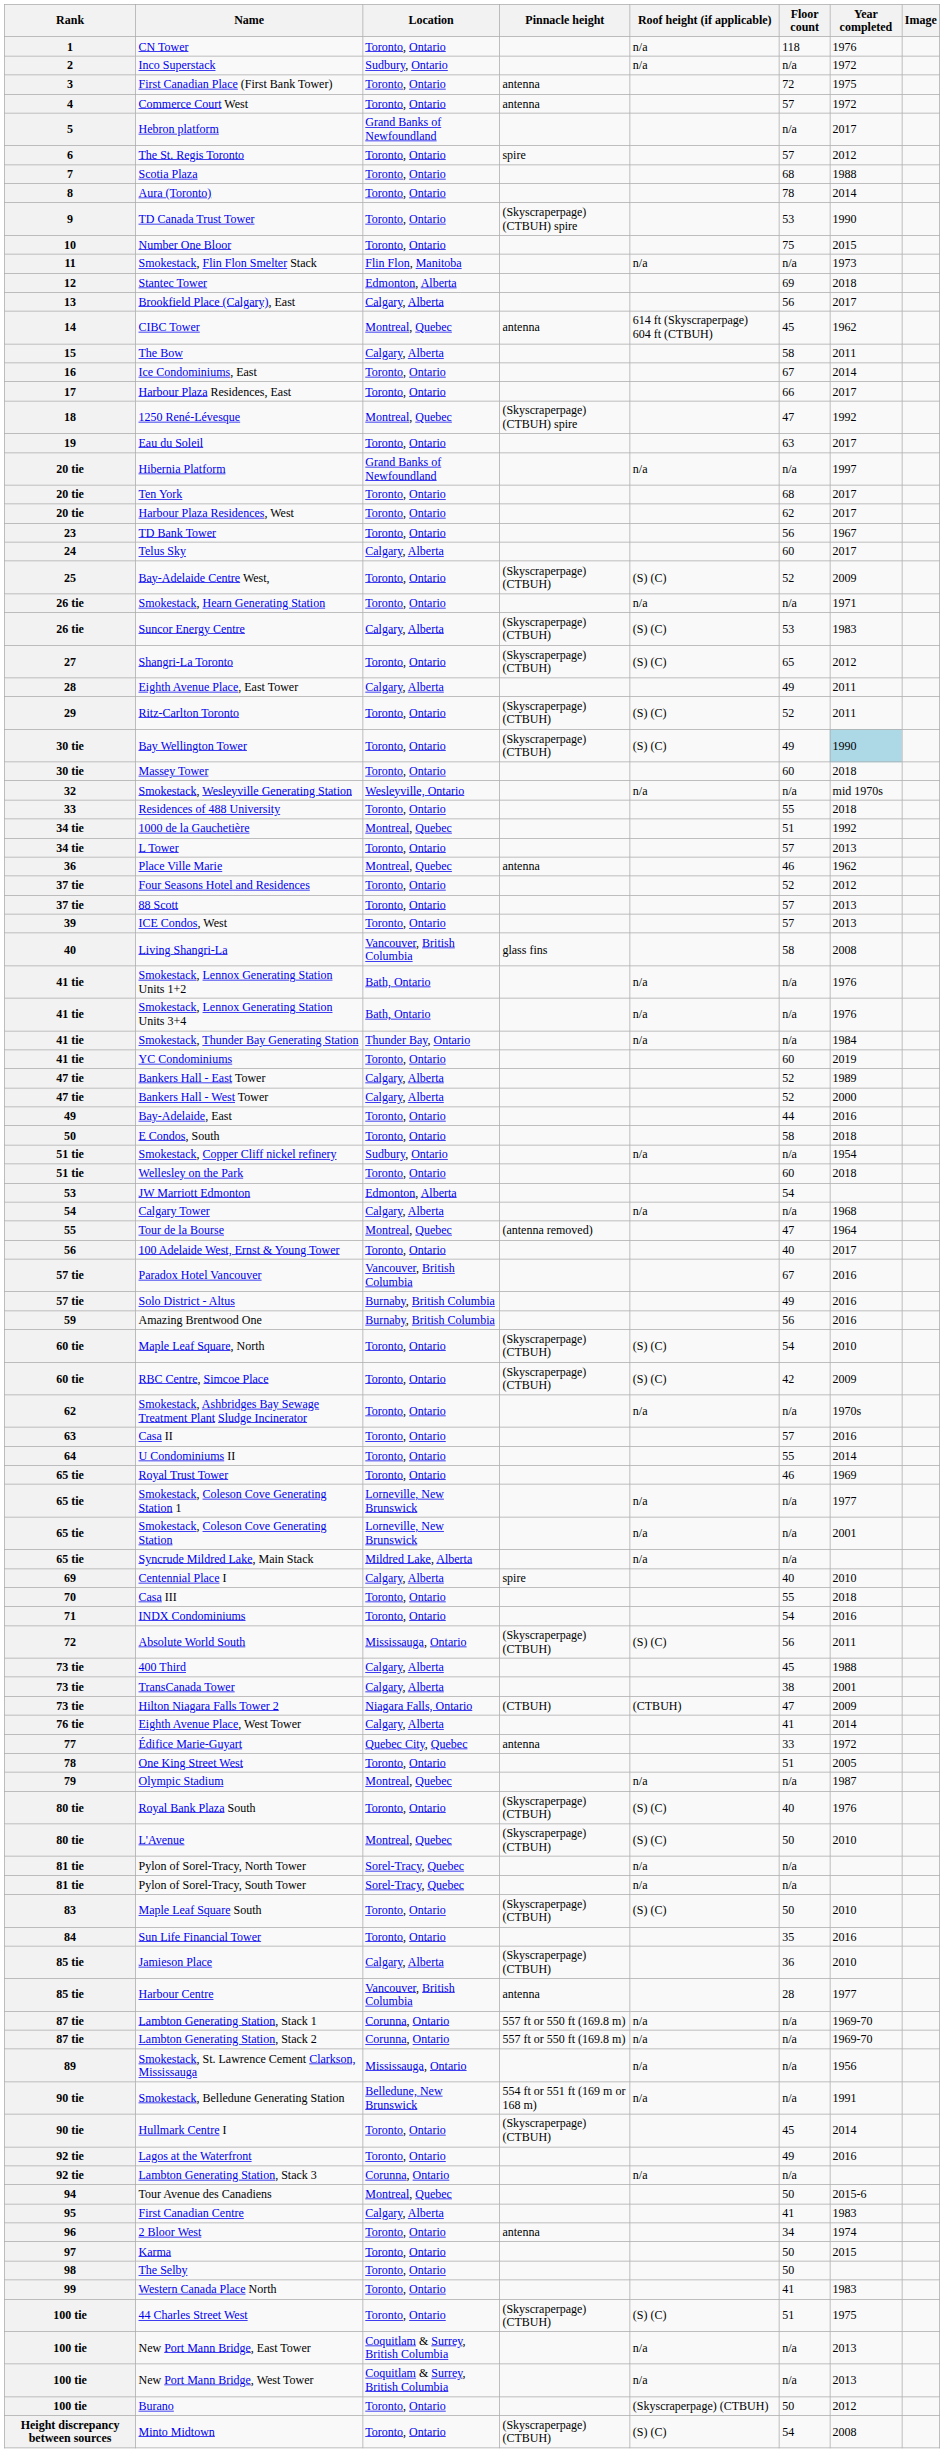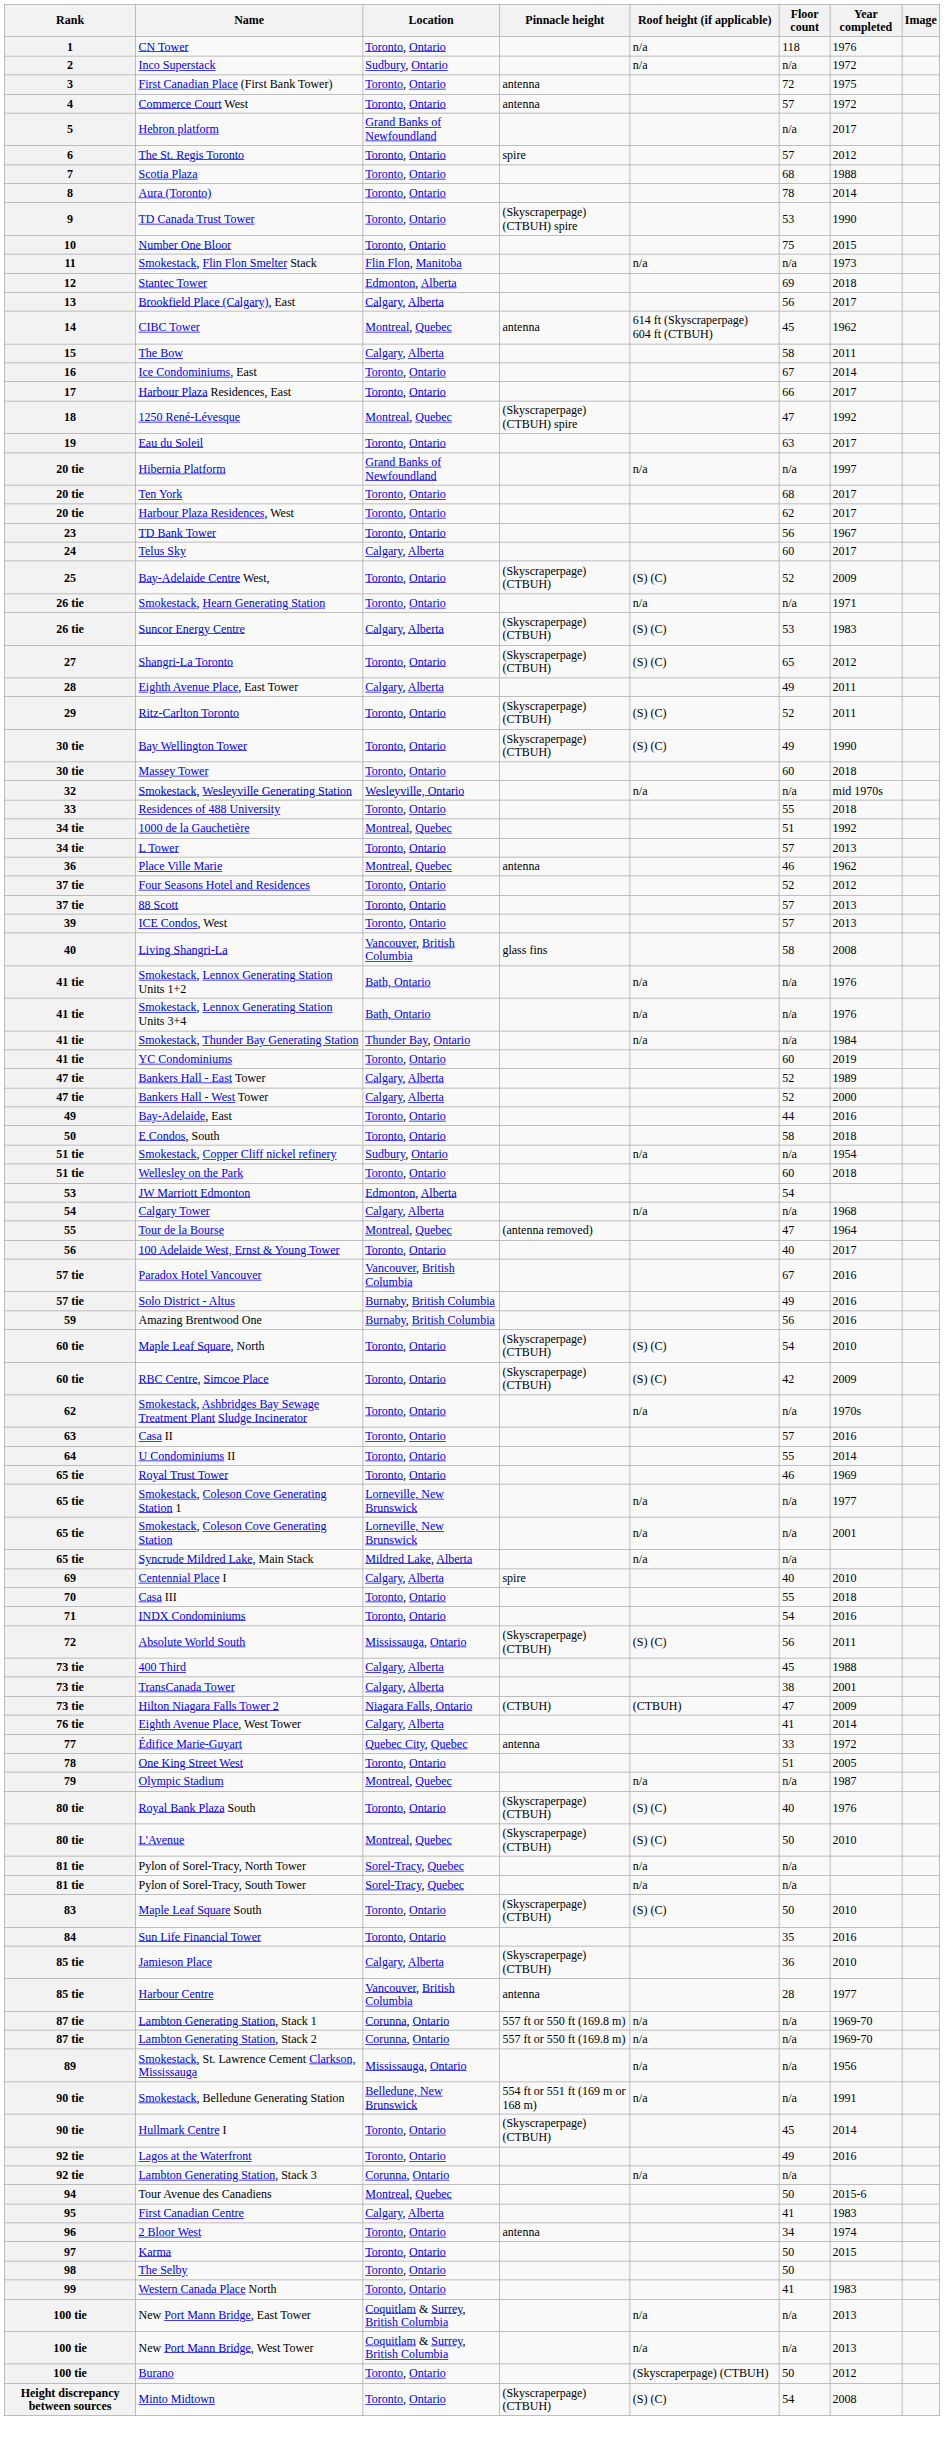(845, 745) lightblue background -> (845, 745) no background
- row: (193, 2315)
